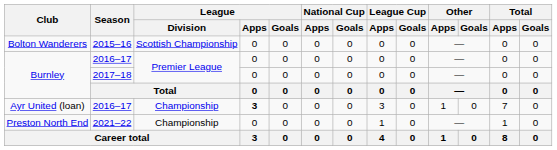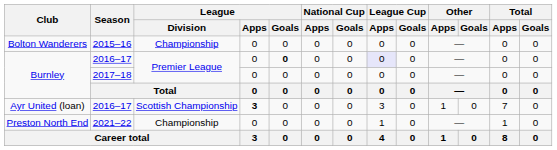(187, 43) Scottish Championship -> (187, 43) Championship
(285, 59) normal -> (285, 59) bold
(382, 59) no background -> (382, 59) lavender background
(187, 106) Championship -> (187, 106) Scottish Championship
